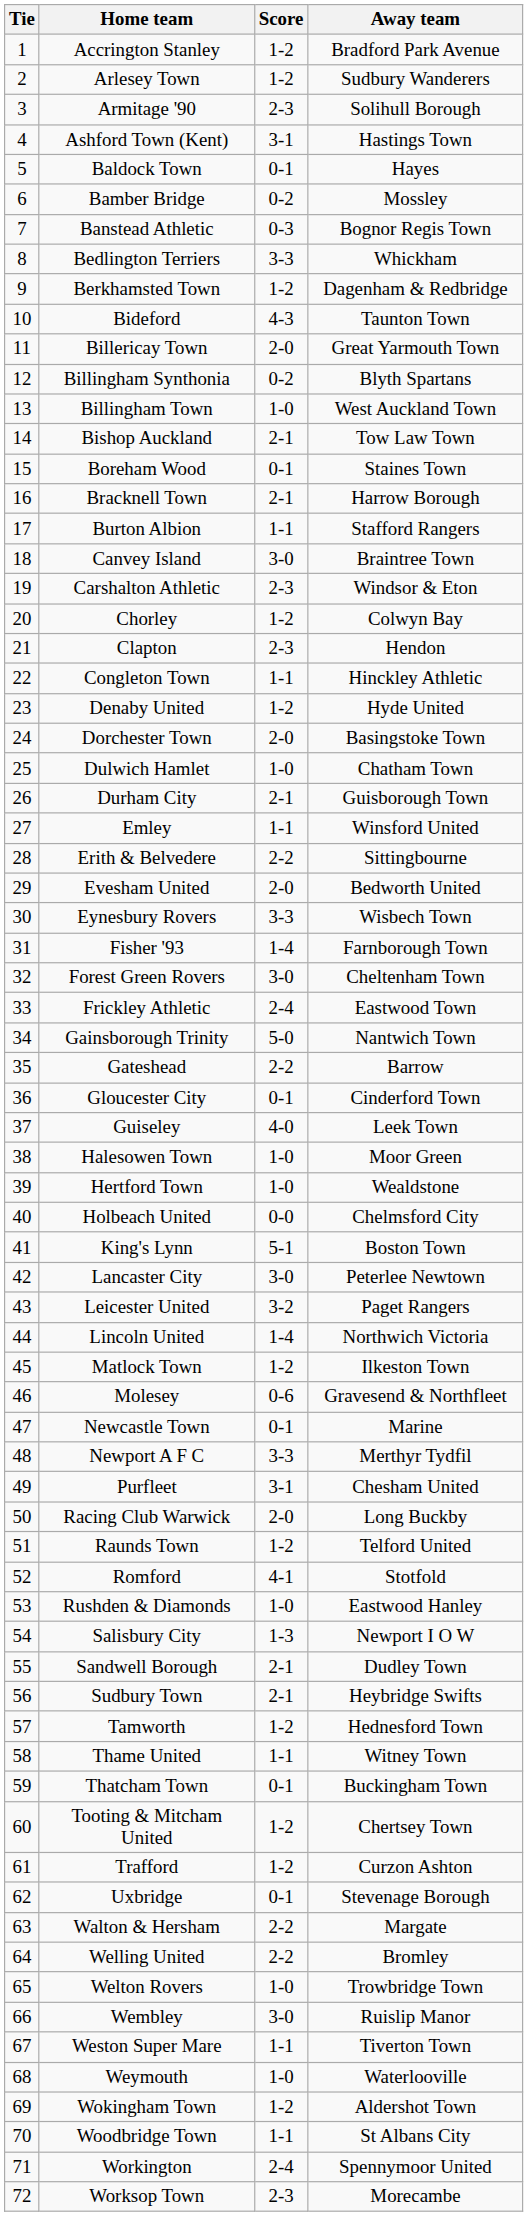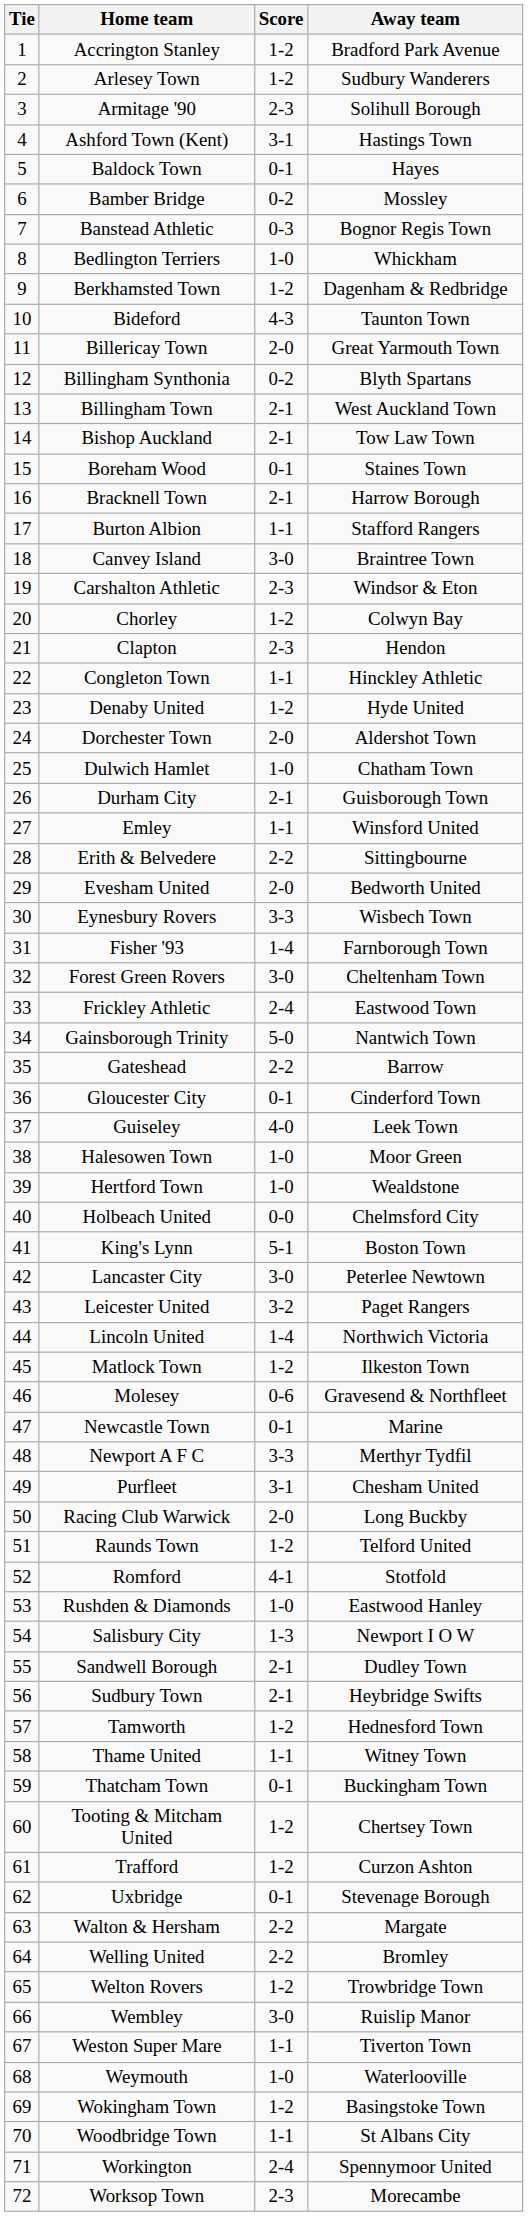(281, 259) 3-3 -> (281, 259) 1-0
(281, 408) 1-0 -> (281, 408) 2-1
(415, 738) Basingstoke Town -> (415, 738) Aldershot Town
(281, 1986) 1-0 -> (281, 1986) 1-2
(415, 2106) Aldershot Town -> (415, 2106) Basingstoke Town
